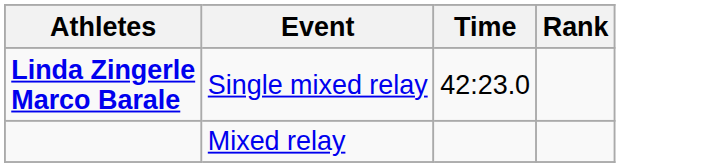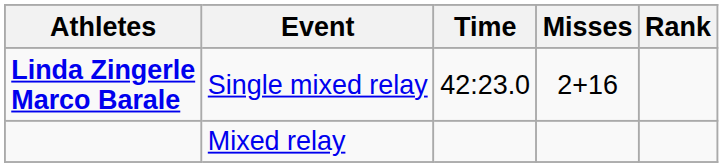+ column: (588, 27)
